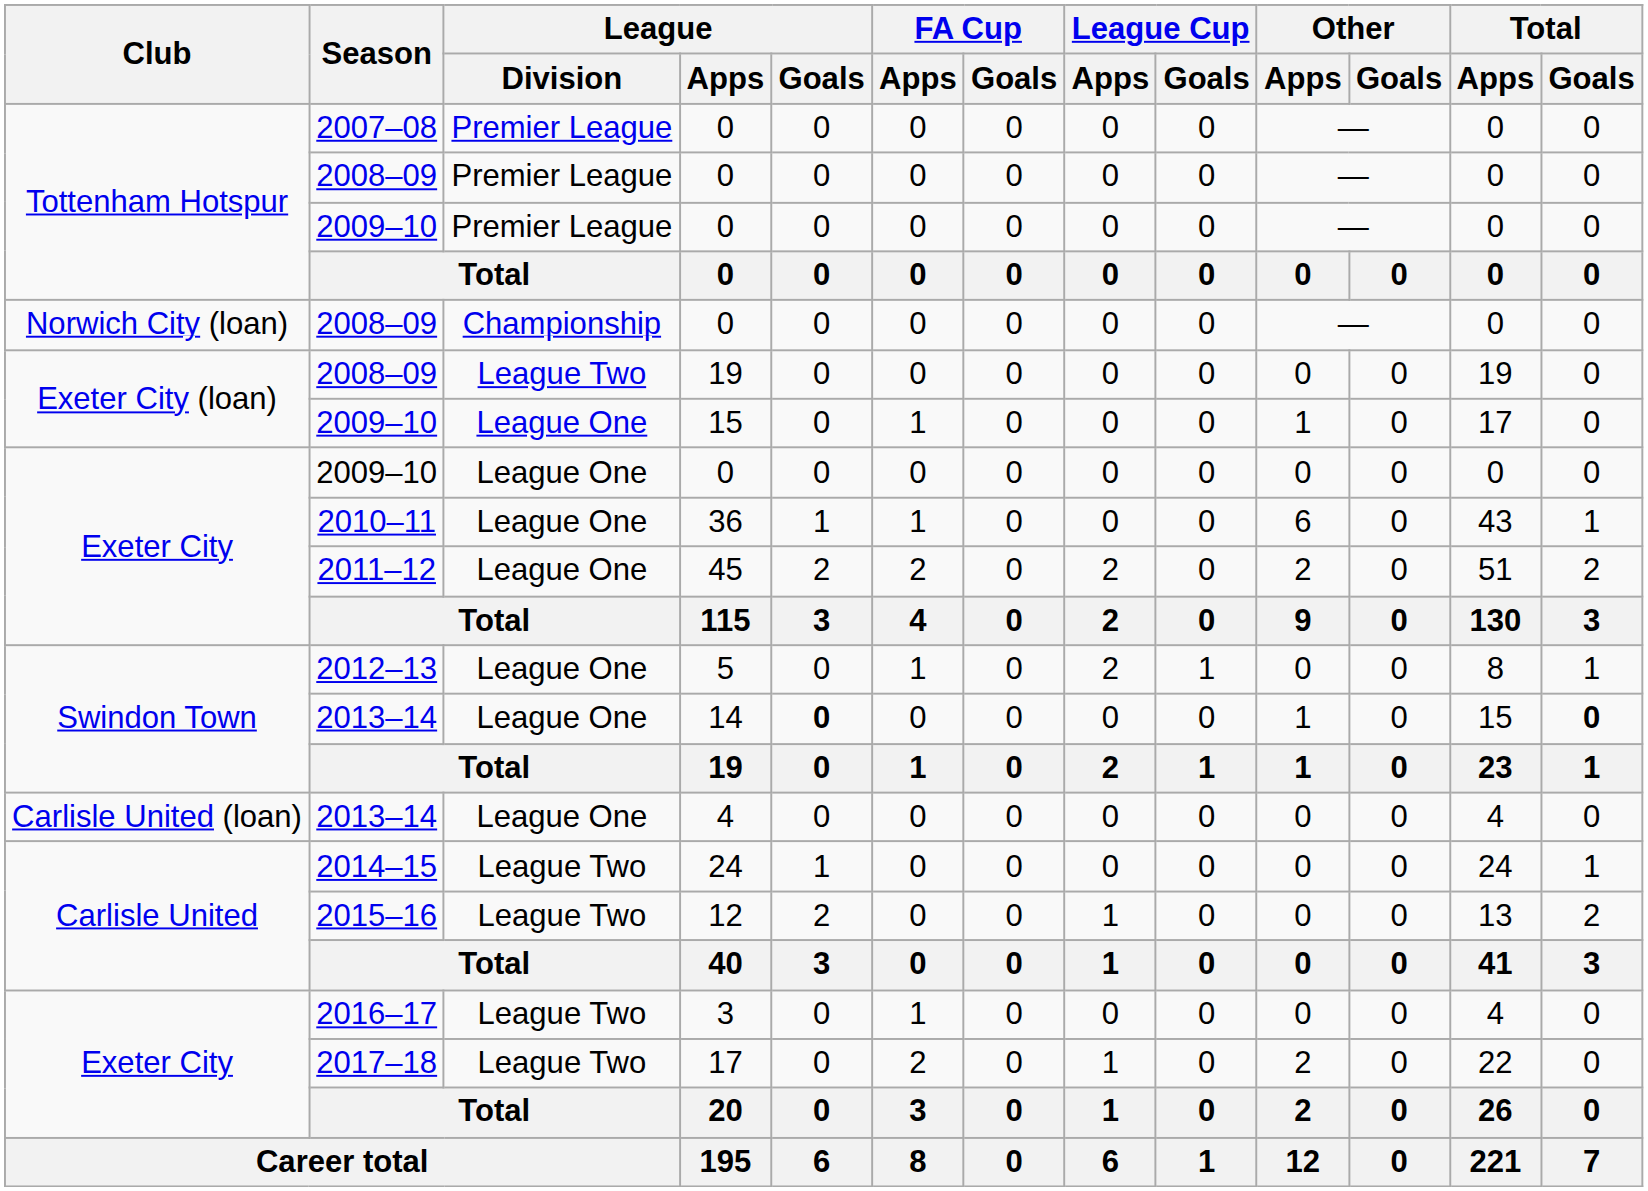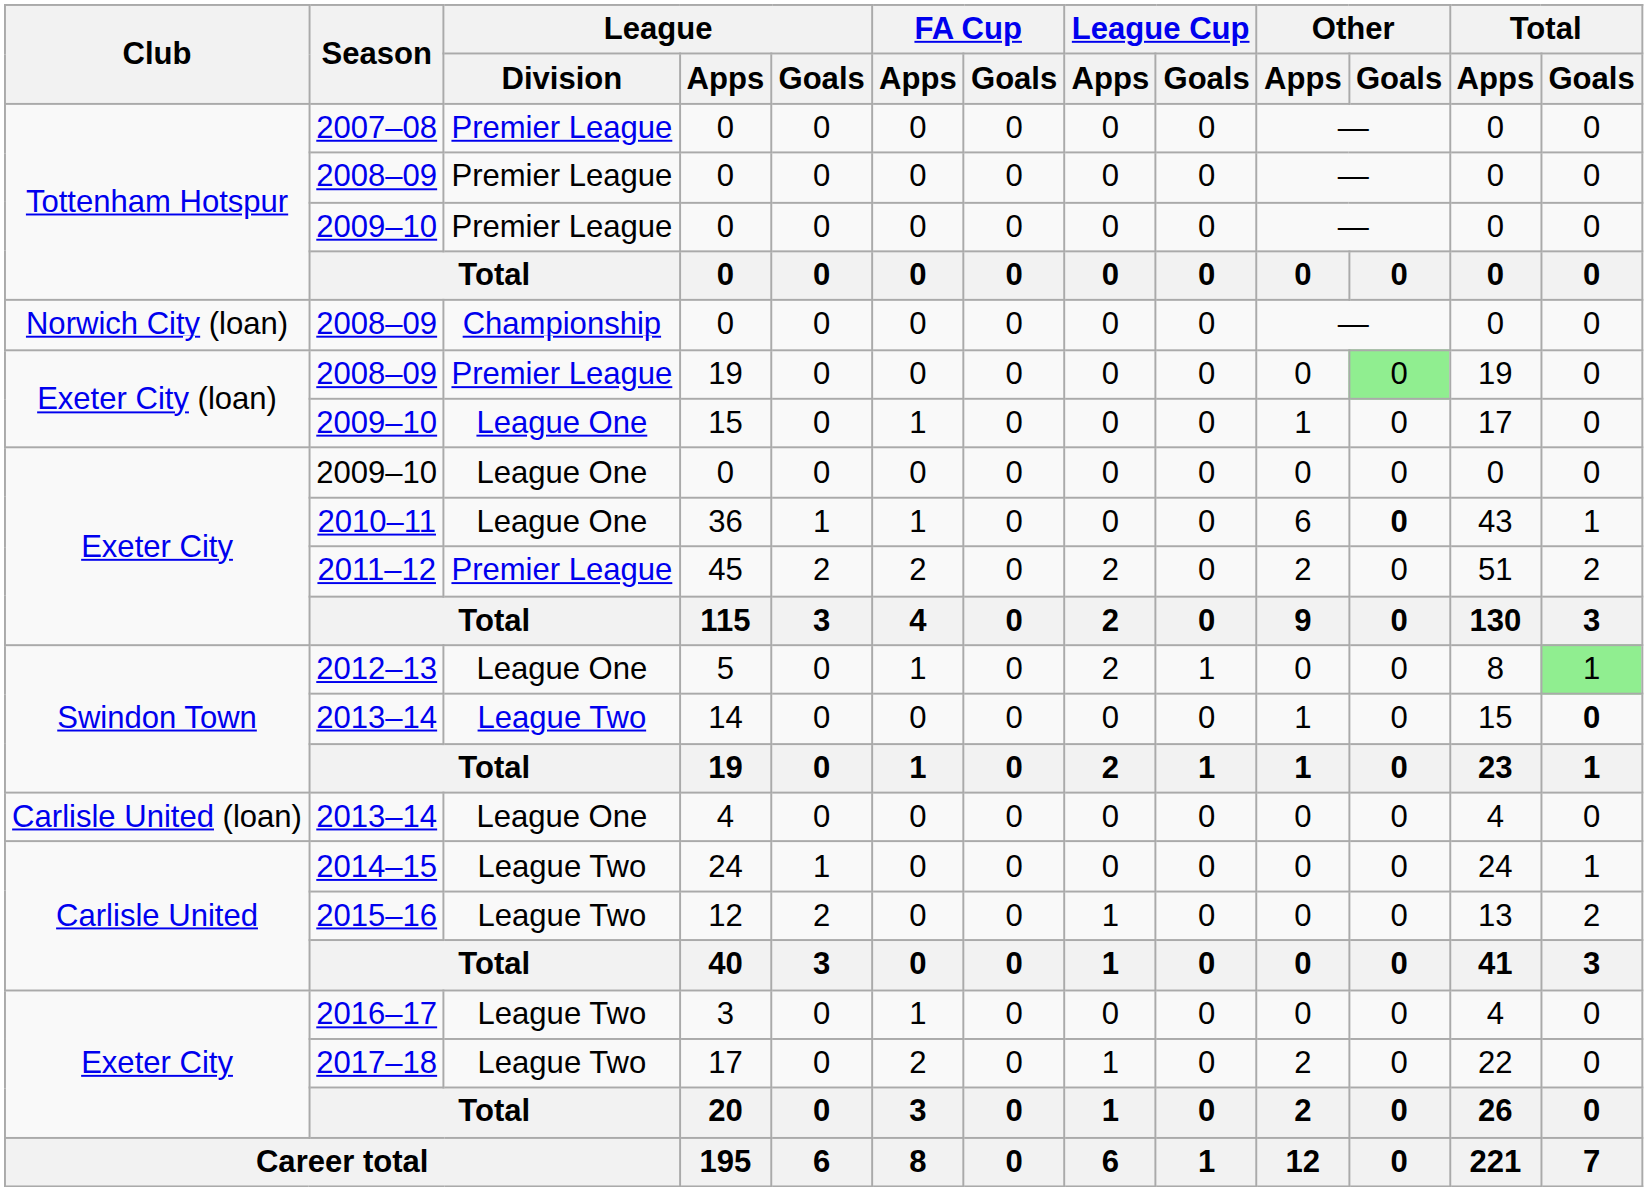(562, 373) League Two -> (562, 373) Premier League
(1399, 373) no background -> (1399, 373) lightgreen background
(1399, 521) normal -> (1399, 521) bold
(562, 570) League One -> (562, 570) Premier League
(1592, 669) no background -> (1592, 669) lightgreen background
(562, 718) League One -> (562, 718) League Two
(822, 718) bold -> (822, 718) normal
